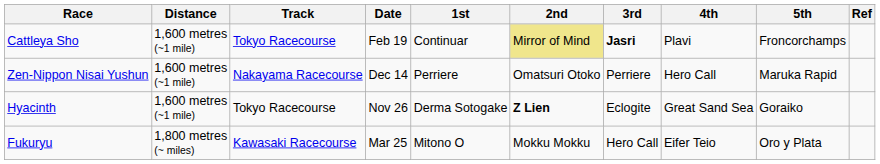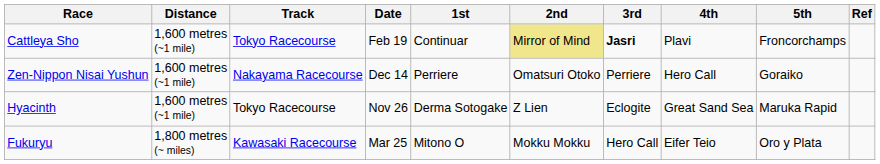(798, 75) Maruka Rapid -> (781, 75) Goraiko
(531, 108) bold -> (530, 108) normal
(781, 108) Goraiko -> (798, 108) Maruka Rapid
